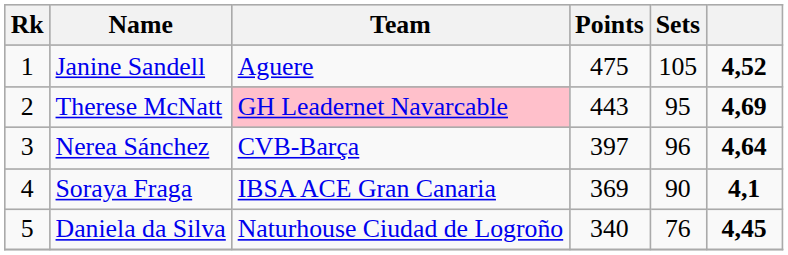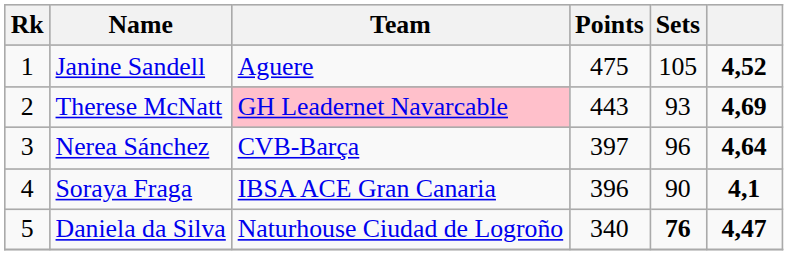(678, 106) 95 -> (678, 106) 93
(609, 188) 369 -> (609, 188) 396
(678, 229) normal -> (678, 229) bold
(744, 229) 4,45 -> (744, 229) 4,47
